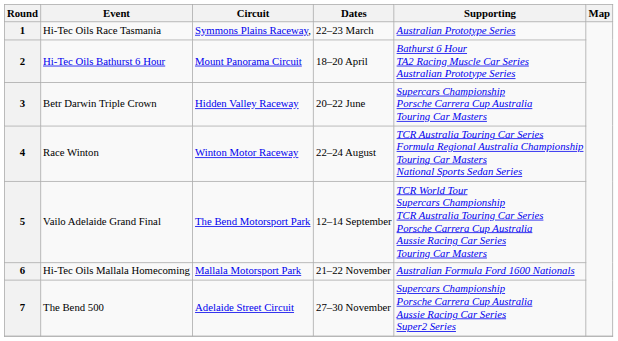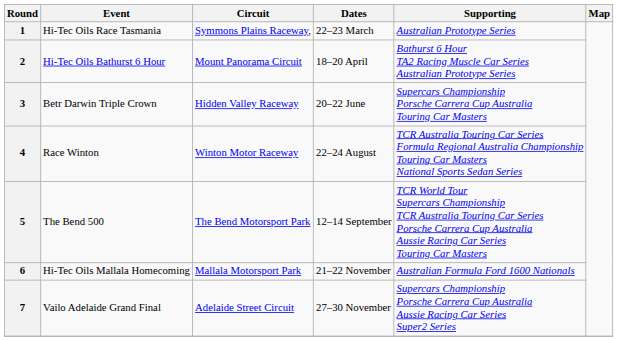(102, 221) Vailo Adelaide Grand Final -> (73, 221) The Bend 500
(73, 307) The Bend 500 -> (102, 307) Vailo Adelaide Grand Final
